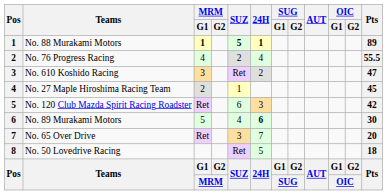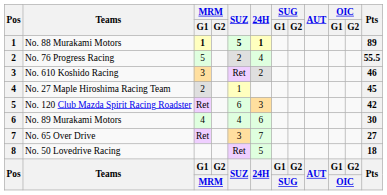(203, 58) 4 -> (203, 58) 5
(372, 73) 47 -> (372, 73) 46
(203, 120) 5 -> (203, 120) 4
(261, 120) bold -> (261, 120) normal
(372, 135) 20 -> (372, 135) 27
